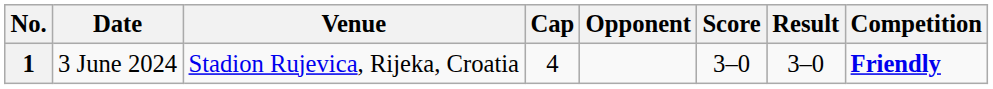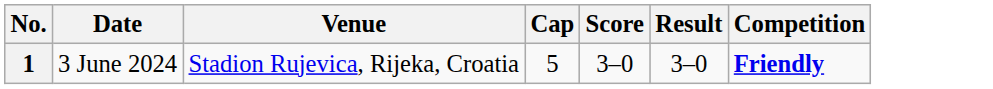- column: (638, 24)
(552, 63) 4 -> (552, 63) 5
